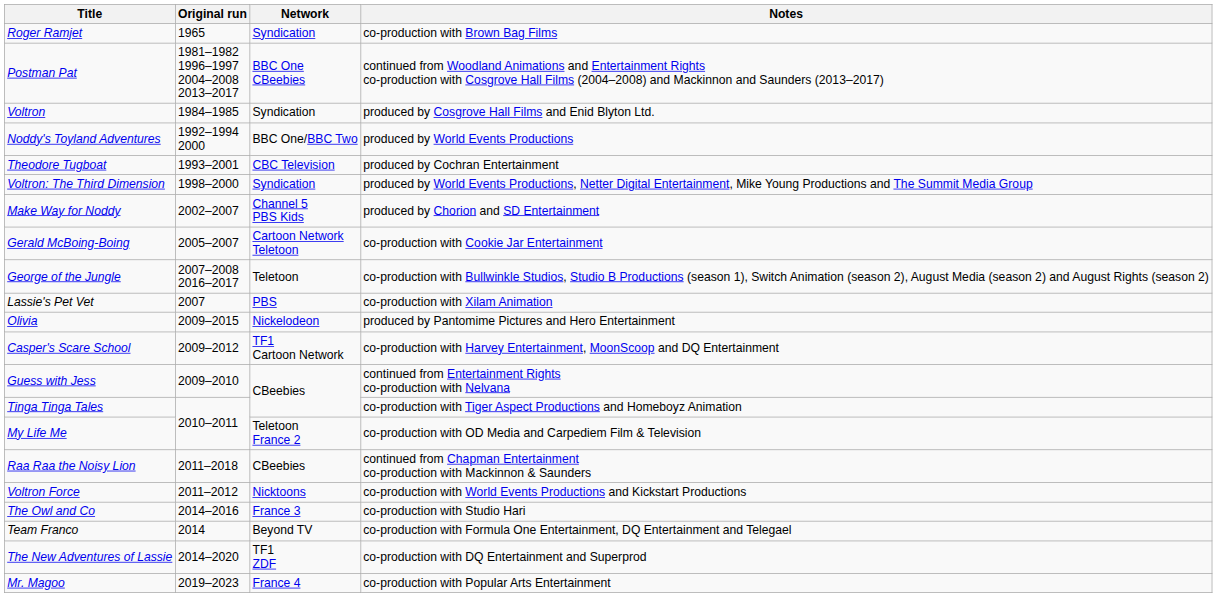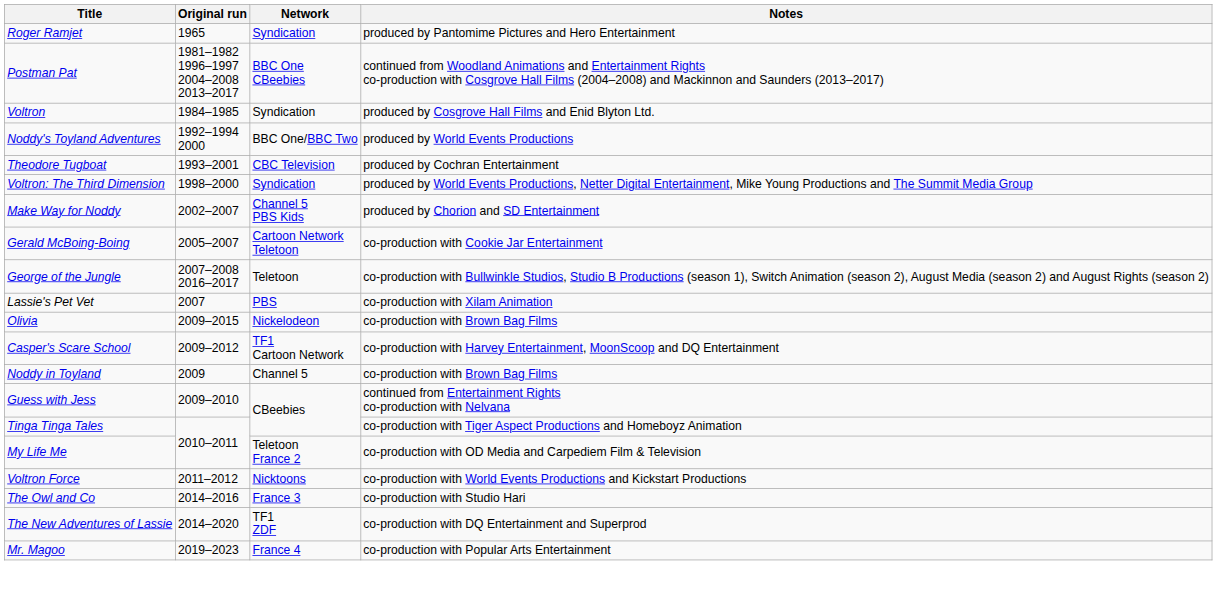(460, 33) co-production with Brown Bag Films -> (519, 33) produced by Pantomime Pictures and Hero Entertainment
(519, 322) produced by Pantomime Pictures and Hero Entertainment -> (460, 322) co-production with Brown Bag Films
+ row: (54, 374)
- row: (71, 466)
- row: (43, 531)
